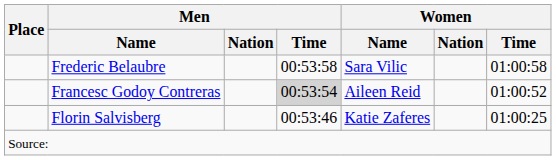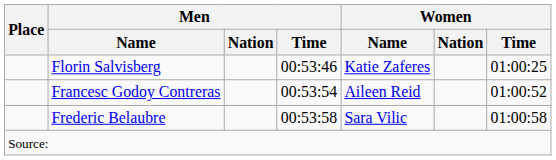rows swapped: (106, 117) <-> (108, 67)
(309, 92) lightgrey background -> (309, 92) no background
